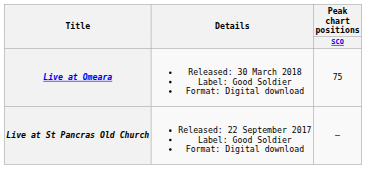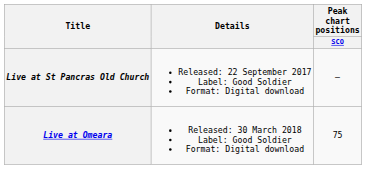rows swapped: (78, 135) <-> (78, 77)
